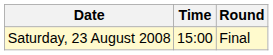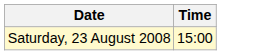- column: (242, 15)
